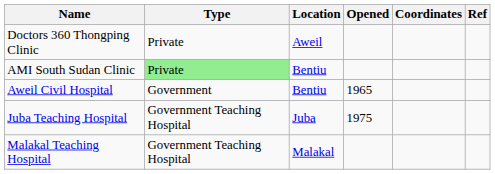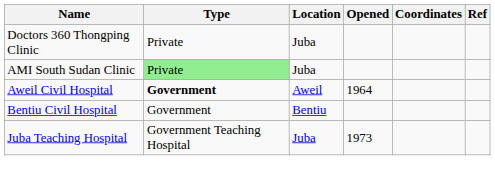(307, 42) Aweil -> (304, 42) Juba
(309, 69) Bentiu -> (304, 69) Juba
(179, 89) normal -> (181, 89) bold
(309, 89) Bentiu -> (307, 89) Aweil
(359, 89) 1965 -> (359, 89) 1964
+ row: (62, 110)
(359, 117) 1975 -> (359, 137) 1973
- row: (53, 152)
